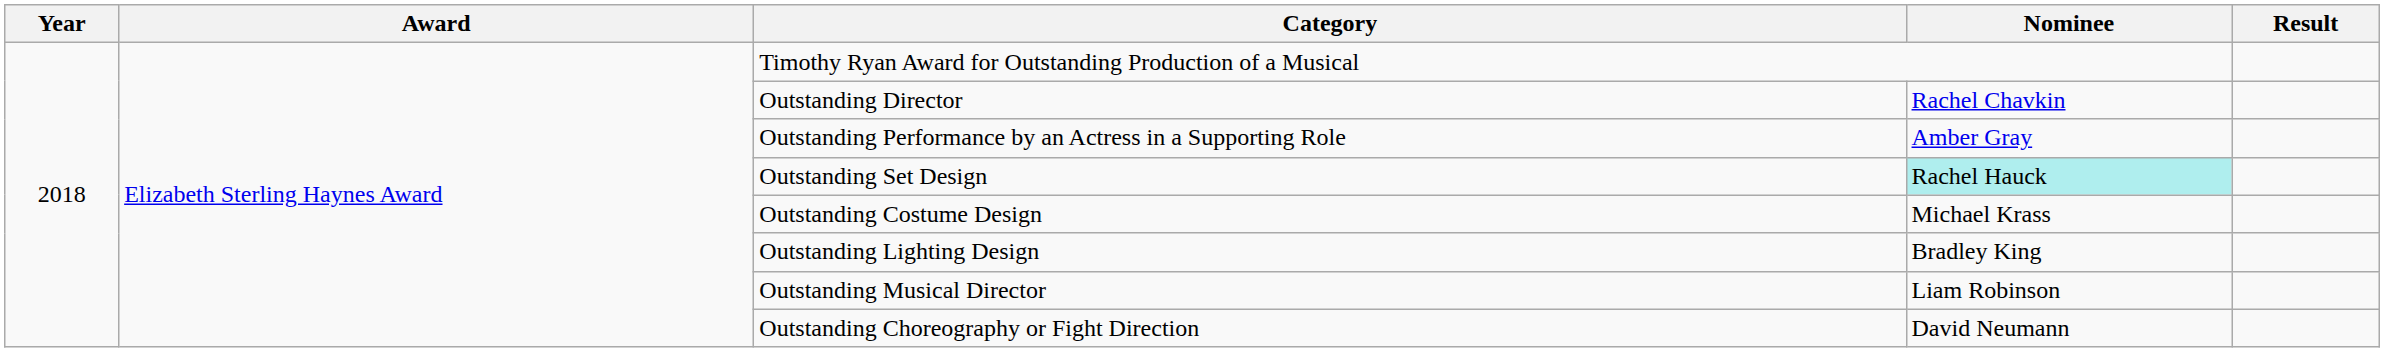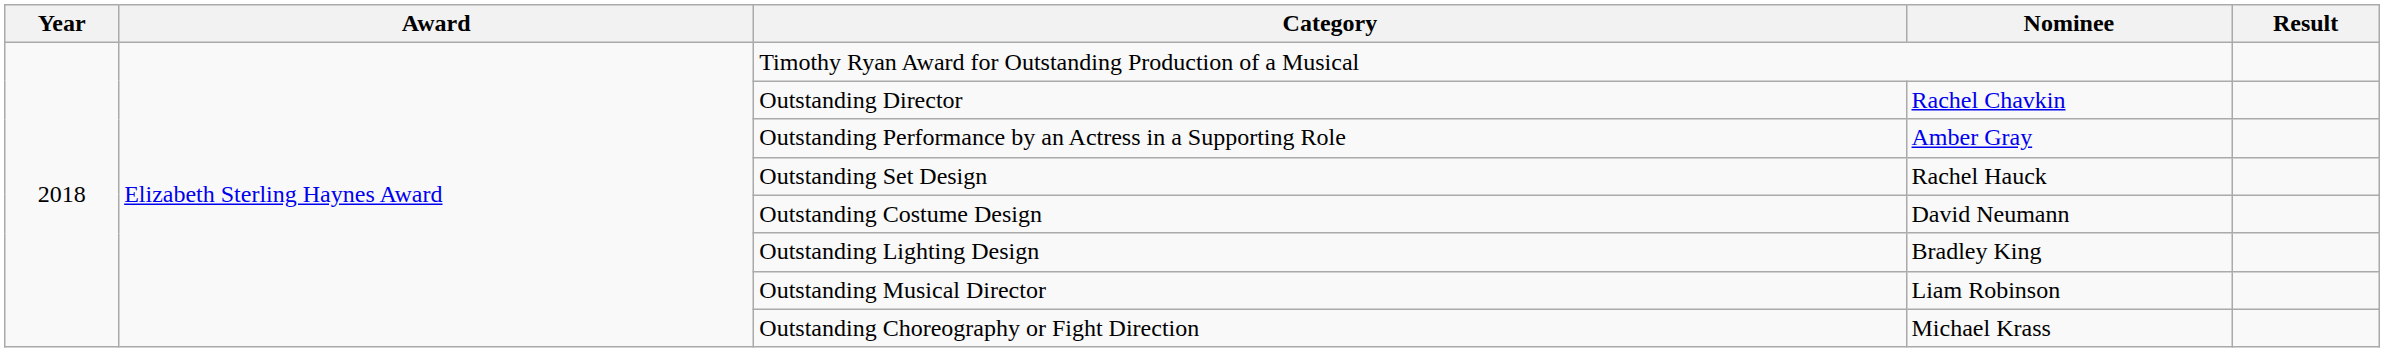(1979, 175) paleturquoise background -> (1979, 175) no background
(1981, 213) Michael Krass -> (1991, 213) David Neumann
(1991, 328) David Neumann -> (1981, 328) Michael Krass
